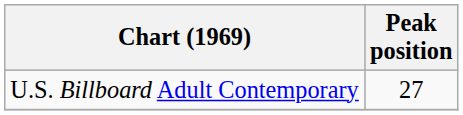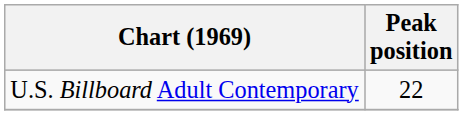(411, 89) 27 -> (411, 89) 22
